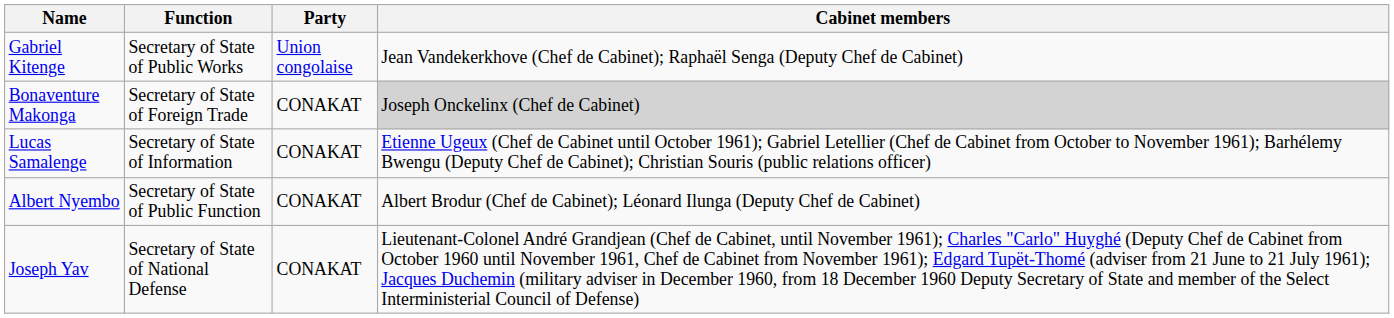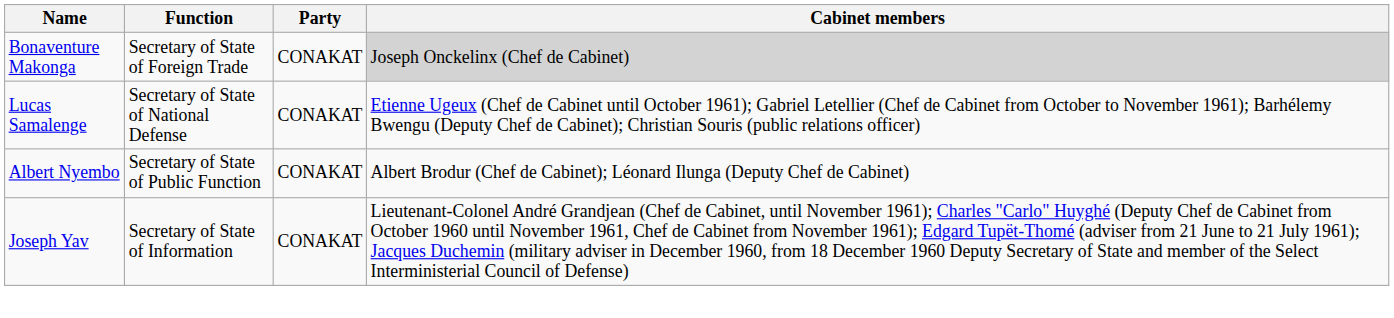- row: (37, 56)
(192, 153) Secretary of State of Information -> (192, 114) Secretary of State of National Defense
(192, 269) Secretary of State of National Defense -> (192, 241) Secretary of State of Information
